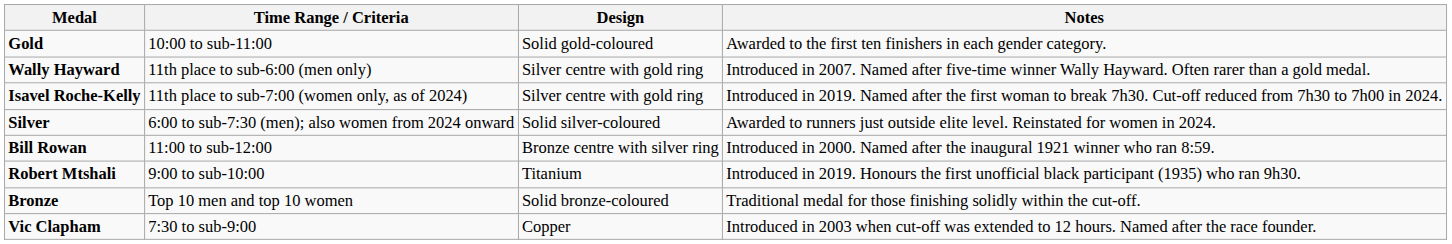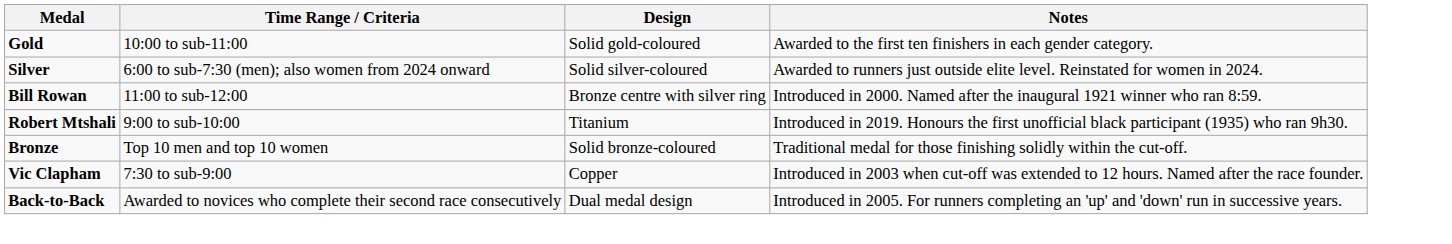- row: (64, 69)
- row: (74, 95)
+ row: (56, 200)
